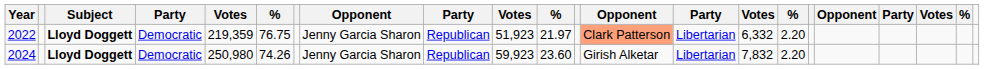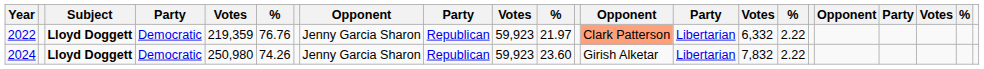(275, 34) 76.75 -> (275, 34) 76.76
(515, 34) 51,923 -> (515, 34) 59,923
(793, 34) 2.20 -> (793, 34) 2.22
(793, 54) 2.20 -> (793, 54) 2.22
